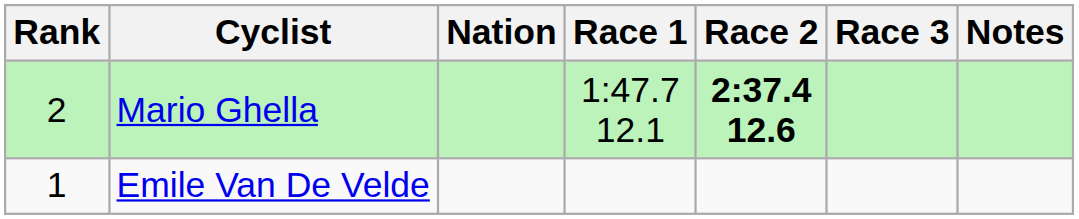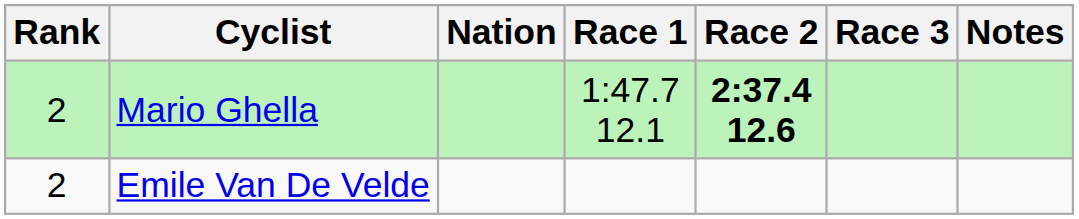(57, 185) 1 -> (57, 185) 2
